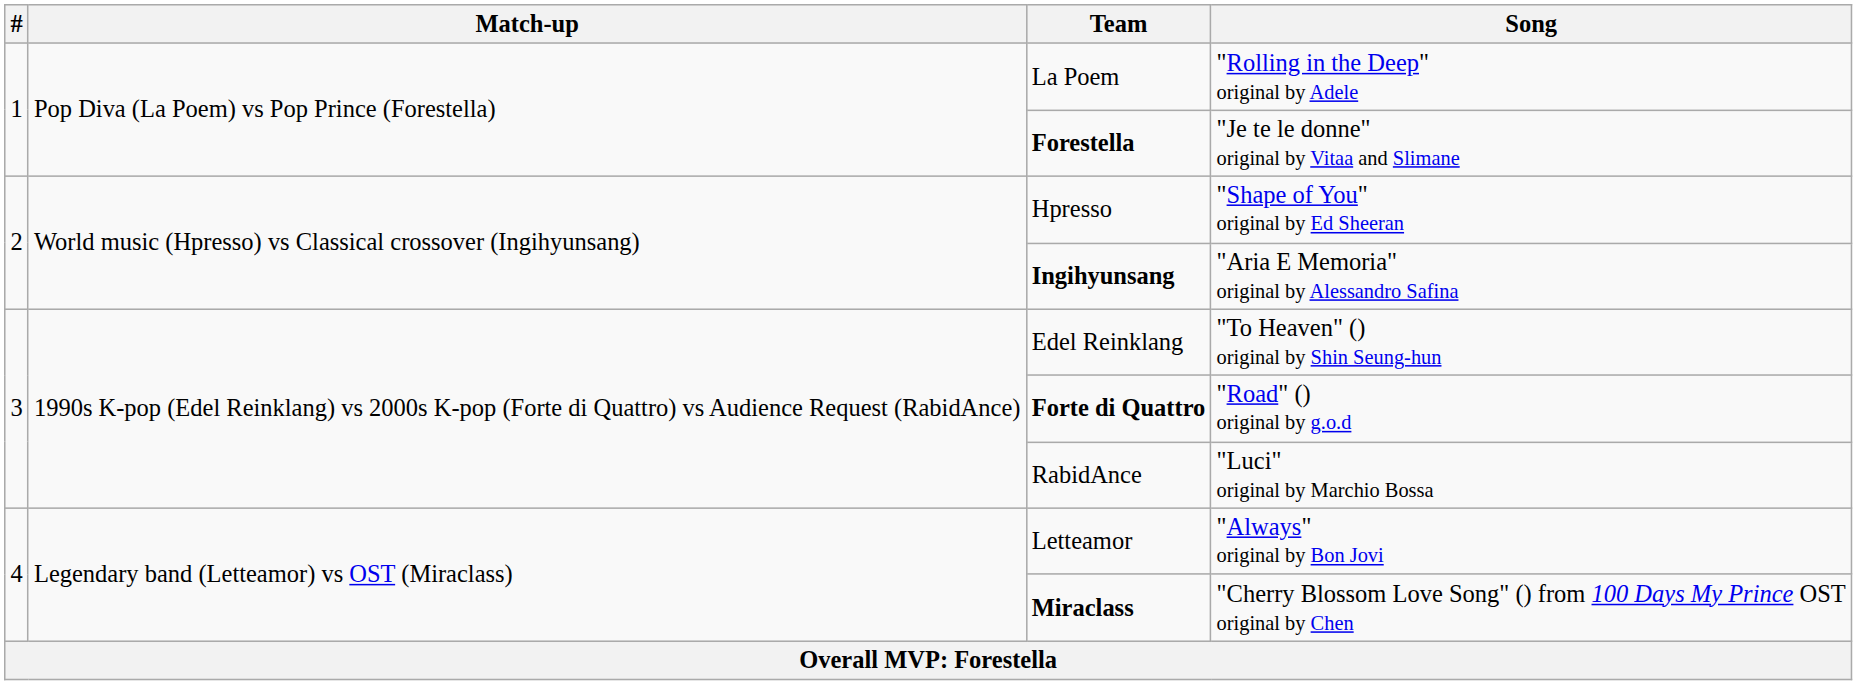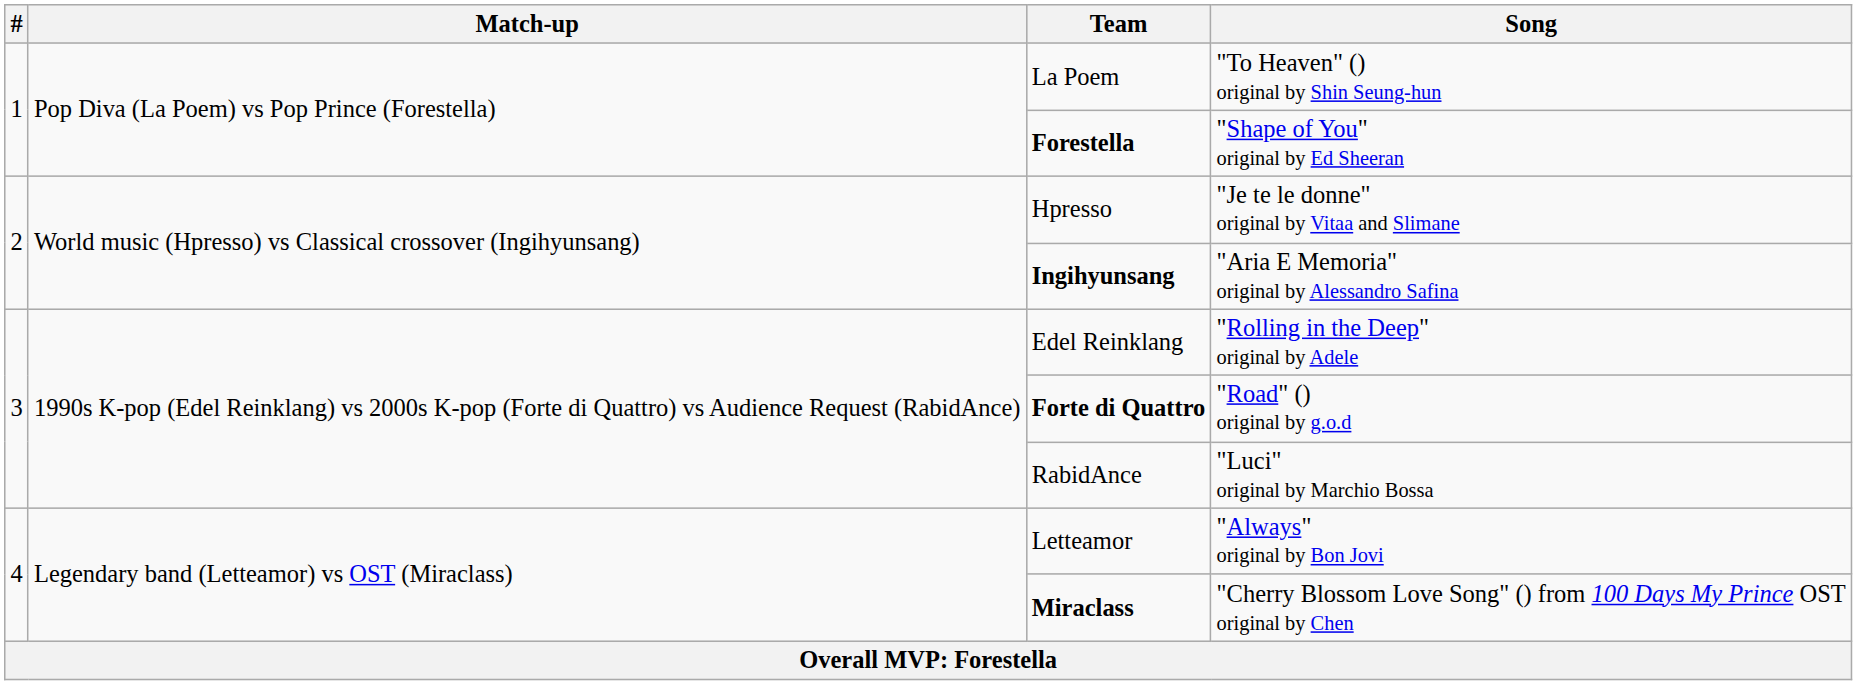(1323, 76) "Rolling in the Deep" original by Adele -> (1329, 76) "To Heaven" () original by Shin Seung-hun
(1338, 142) "Je te le donne" original by Vitaa and Slimane -> (1310, 142) "Shape of You" original by Ed Sheeran
(1310, 209) "Shape of You" original by Ed Sheeran -> (1338, 209) "Je te le donne" original by Vitaa and Slimane
(1329, 341) "To Heaven" () original by Shin Seung-hun -> (1323, 341) "Rolling in the Deep" original by Adele
